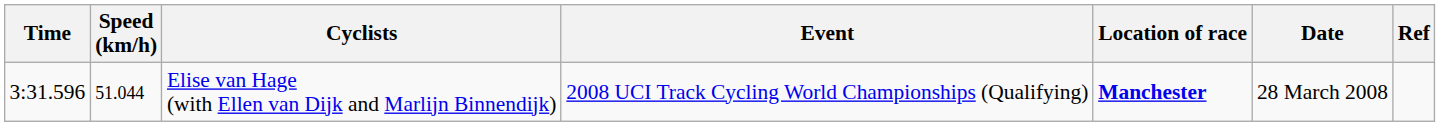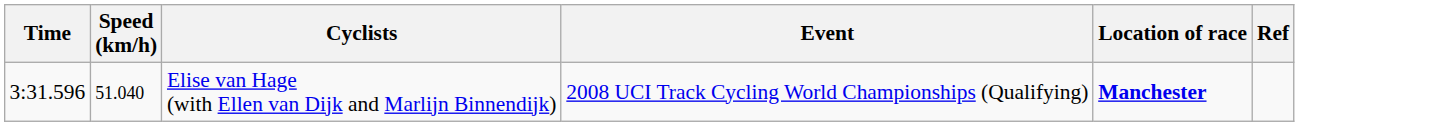- column: (1322, 33)
(120, 93) 51.044 -> (120, 93) 51.040
